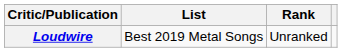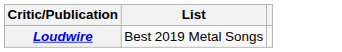- column: (299, 15)
